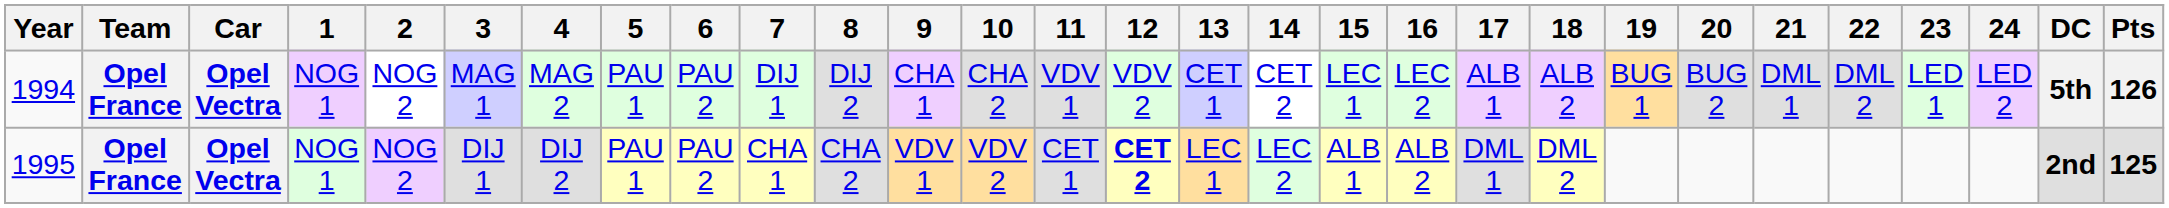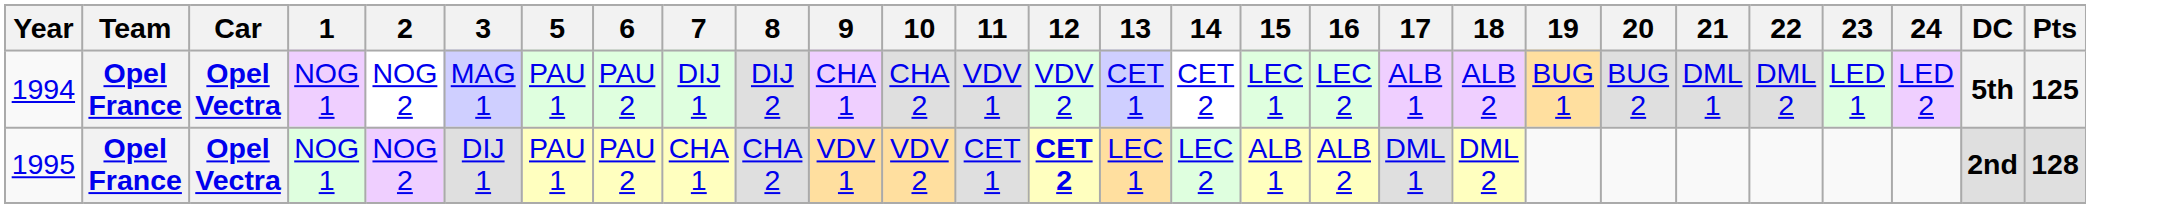- column: (561, 28)
(2133, 89) 126 -> (2055, 89) 125
(2133, 166) 125 -> (2055, 166) 128
